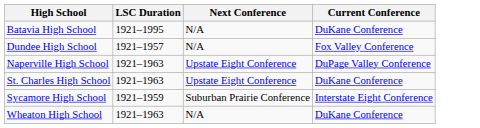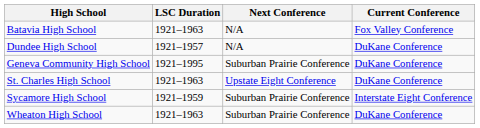(139, 30) 1921–1995 -> (179, 30) 1921–1963
(359, 30) DuKane Conference -> (404, 30) Fox Valley Conference
(364, 47) Fox Valley Conference -> (398, 47) DuKane Conference
+ row: (78, 64)
- row: (58, 64)
(195, 115) N/A -> (287, 115) Suburban Prairie Conference
